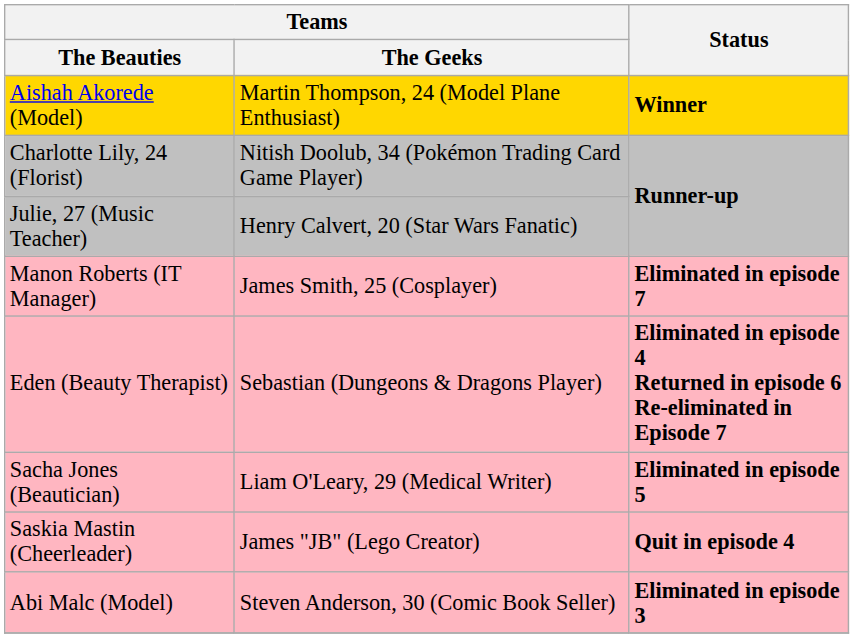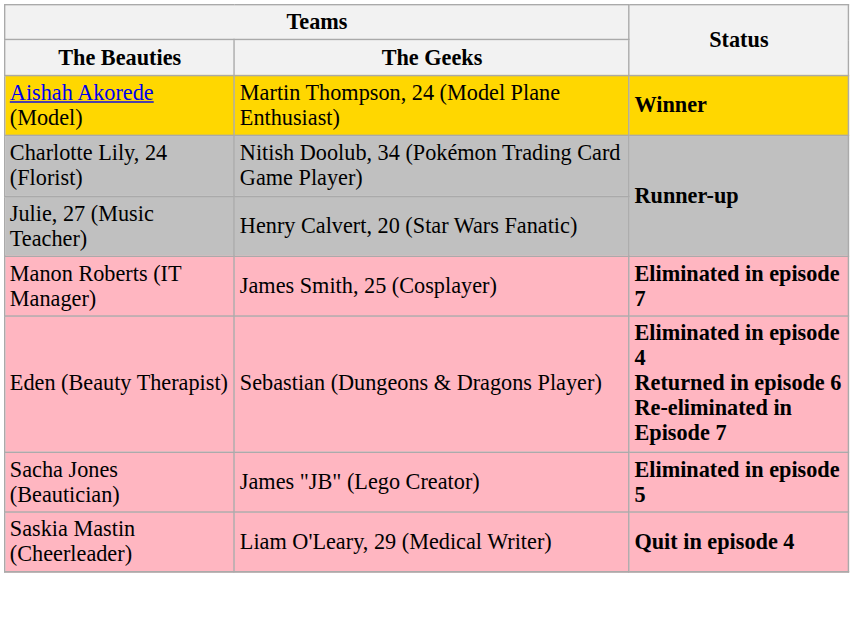(396, 481) Liam O'Leary, 29 (Medical Writer) -> (360, 481) James "JB" (Lego Creator)
(360, 541) James "JB" (Lego Creator) -> (396, 541) Liam O'Leary, 29 (Medical Writer)
- row: (91, 602)
